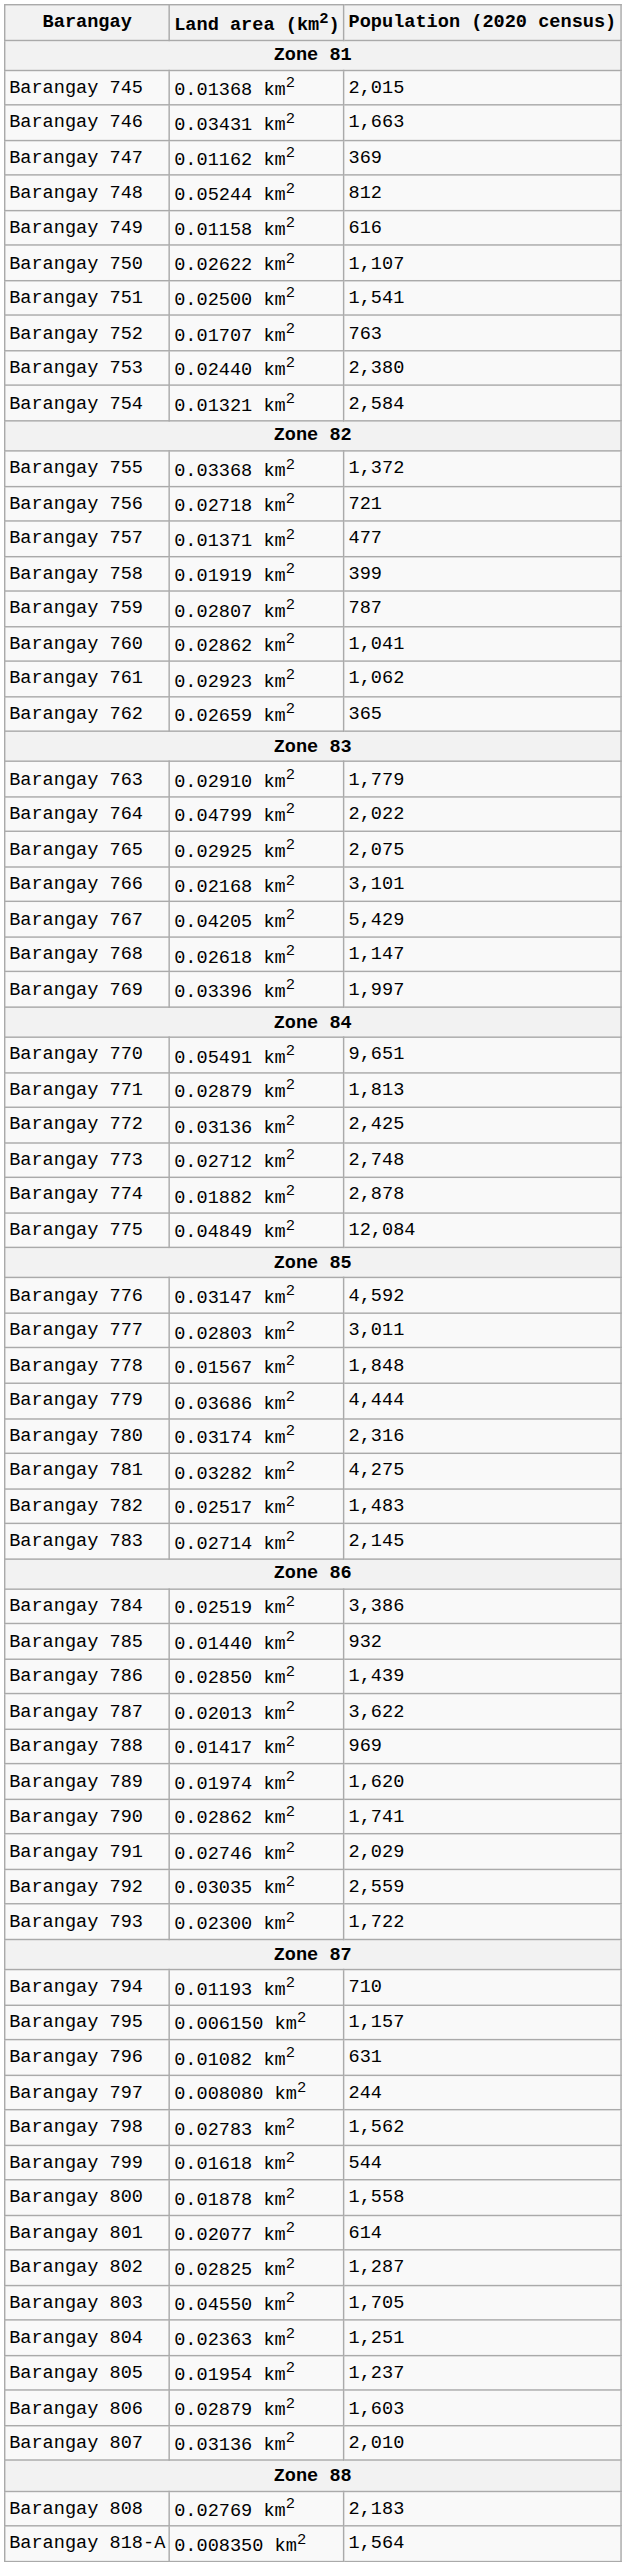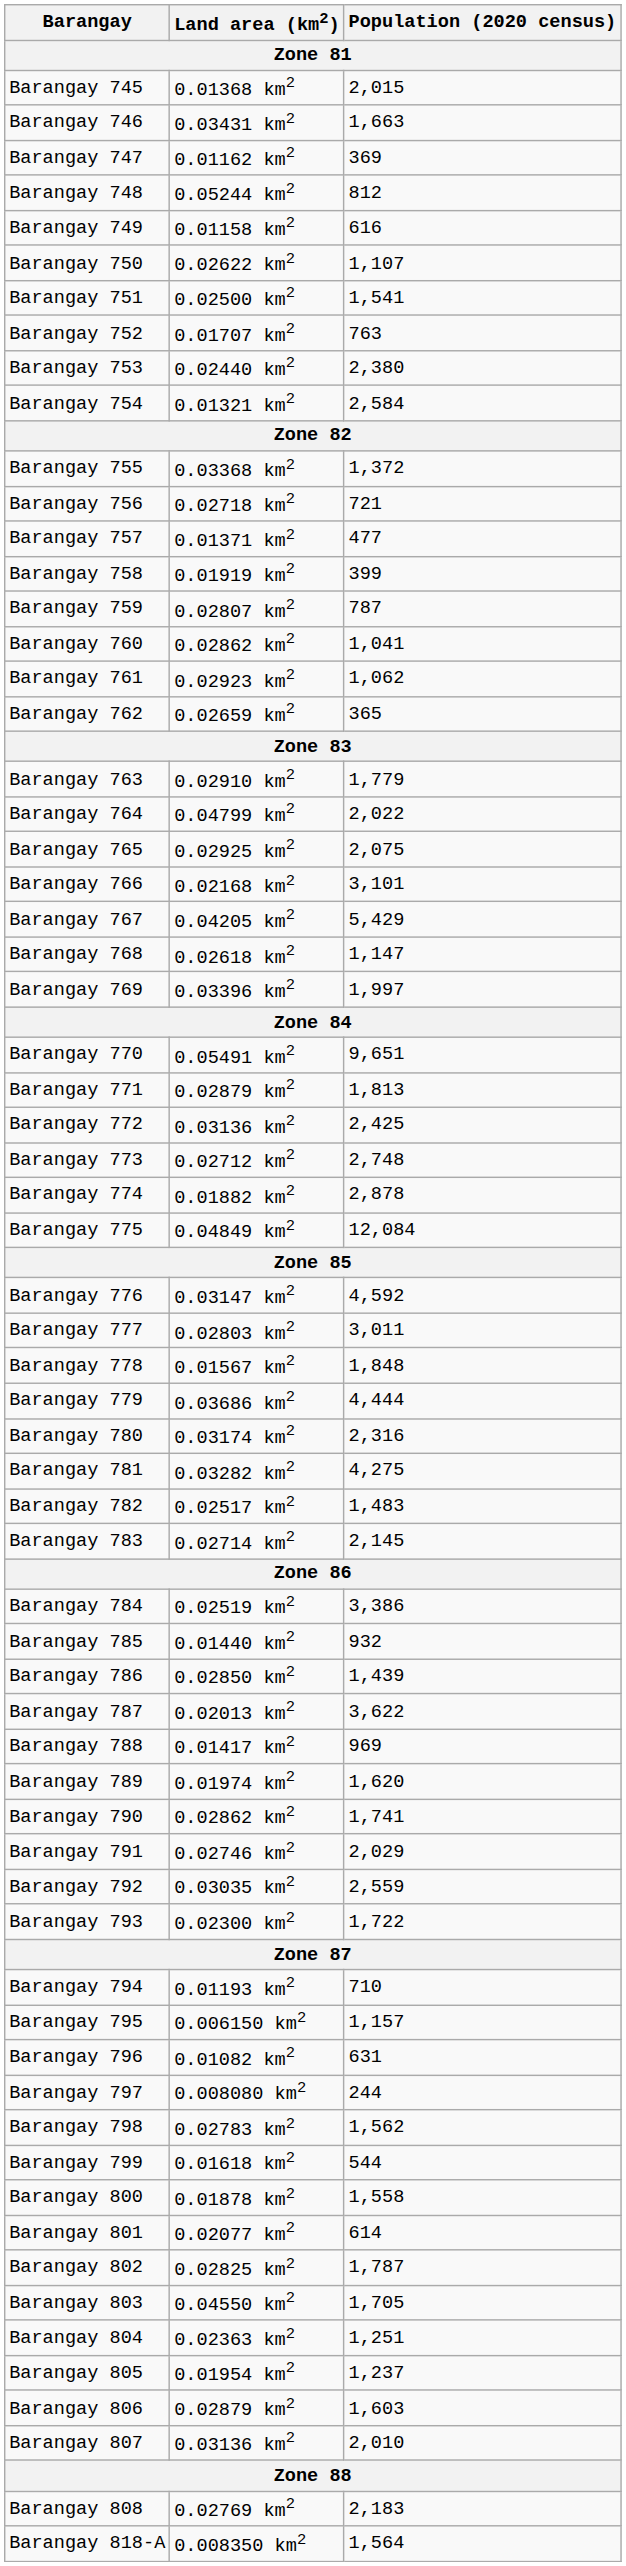(376, 2268) 1,287 -> (376, 2268) 1,787
